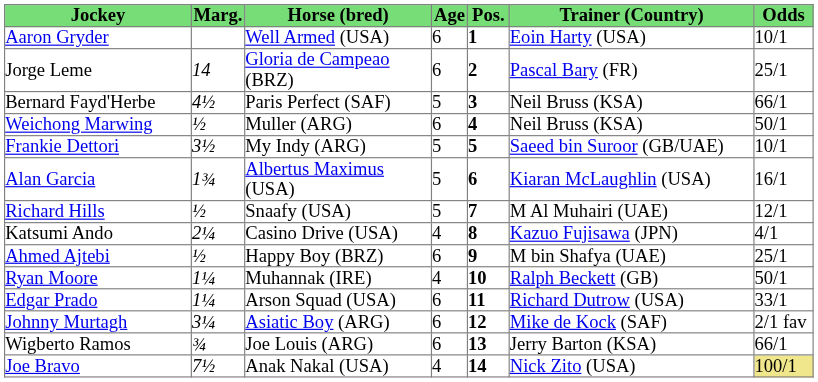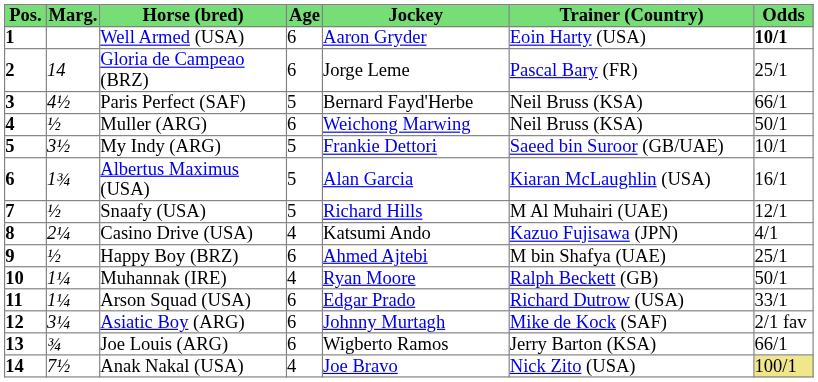columns swapped: (488, 15) <-> (98, 15)
(771, 37) normal -> (771, 37) bold
